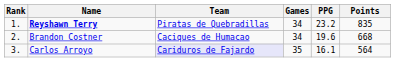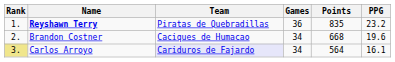columns swapped: (365, 11) <-> (326, 11)
(297, 24) 34 -> (297, 24) 36
(16, 50) no background -> (16, 50) khaki background
(297, 50) 35 -> (297, 50) 34
